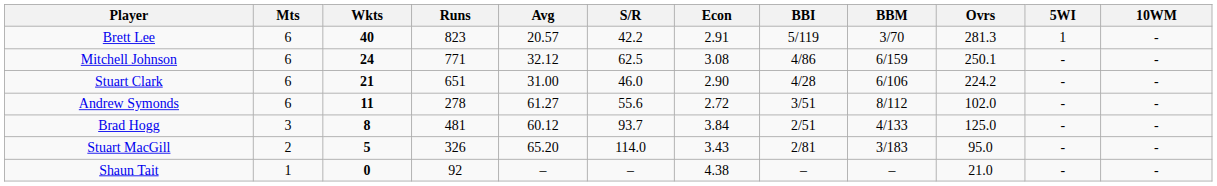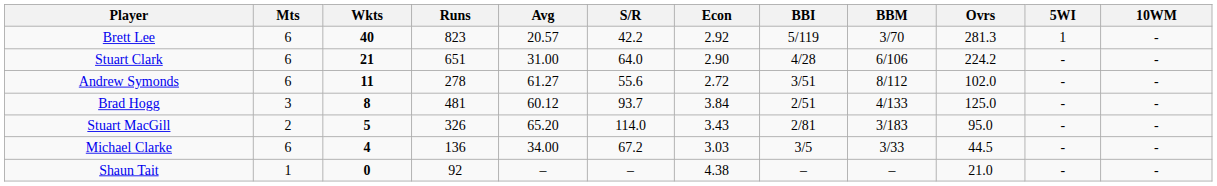(717, 37) 2.91 -> (717, 37) 2.92
- row: (129, 59)
(631, 81) 46.0 -> (631, 59) 64.0
+ row: (129, 147)
